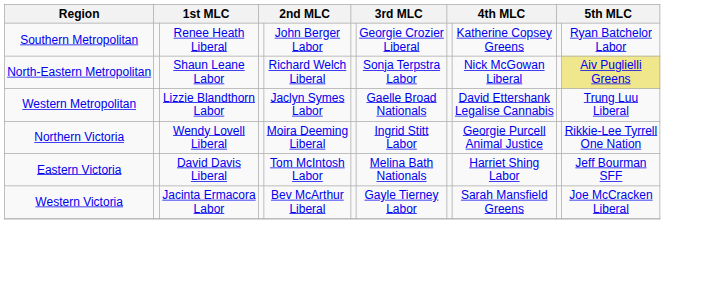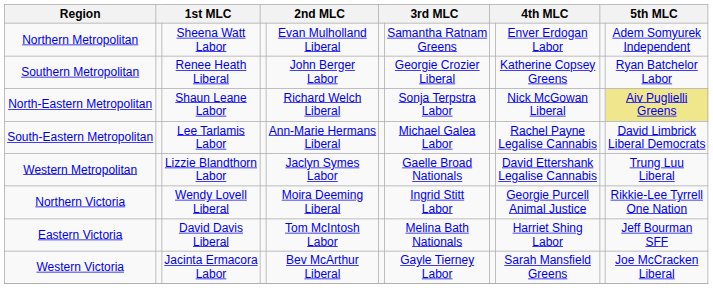+ row: (80, 39)
+ row: (80, 137)
